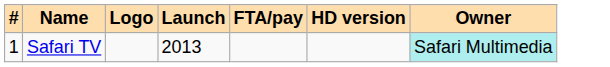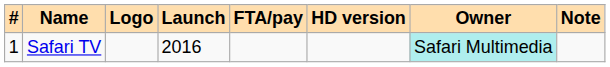+ column: (581, 18)
(182, 47) 2013 -> (182, 47) 2016
